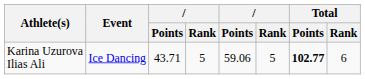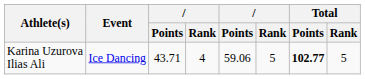(202, 58) 5 -> (202, 58) 4
(344, 58) 6 -> (344, 58) 5
